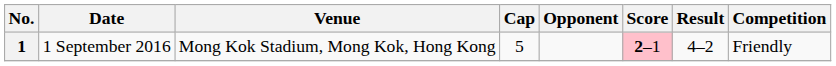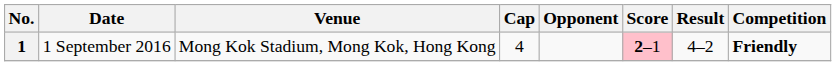(519, 46) 5 -> (519, 46) 4
(762, 46) normal -> (765, 46) bold
